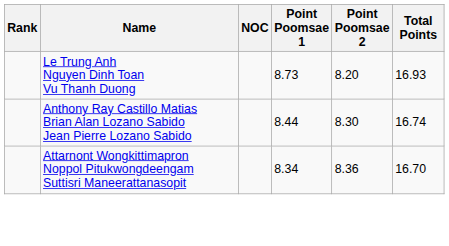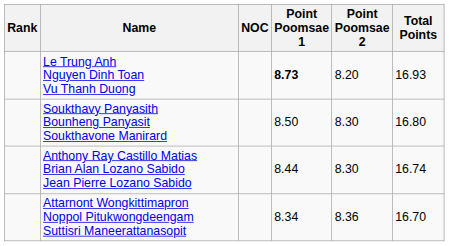(286, 75) normal -> (286, 75) bold
+ row: (105, 122)
